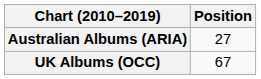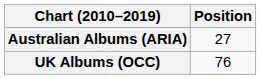(223, 62) 67 -> (223, 62) 76
